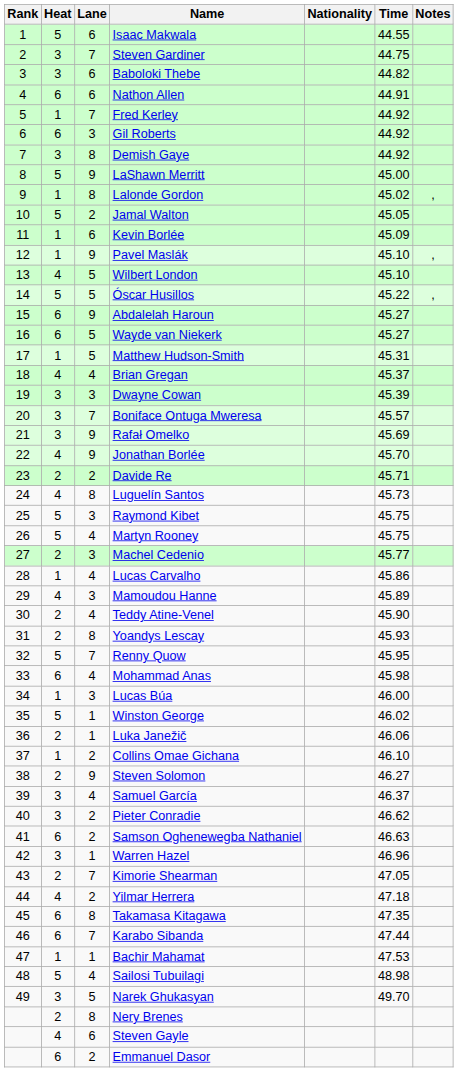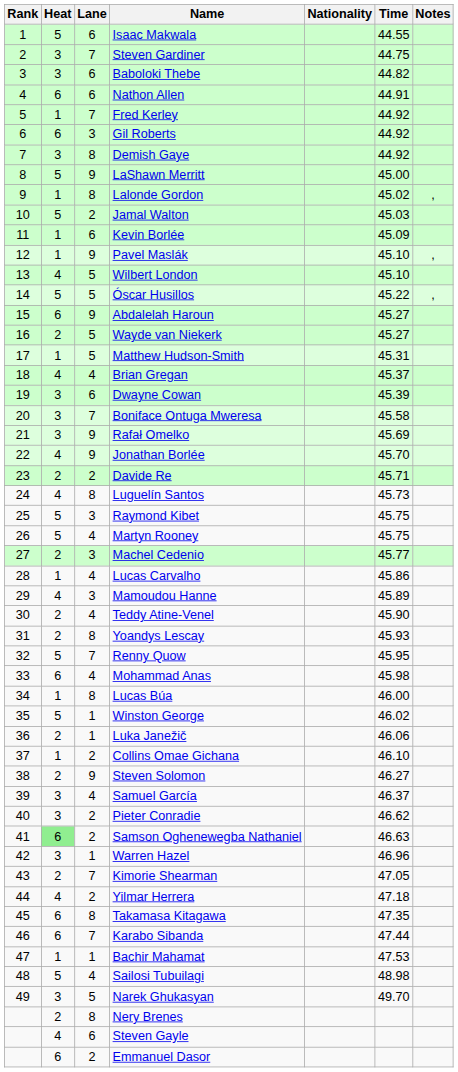(394, 214) 45.05 -> (394, 214) 45.03
(58, 335) 6 -> (58, 335) 2
(92, 395) 3 -> (92, 395) 6
(394, 415) 45.57 -> (394, 415) 45.58
(92, 696) 3 -> (92, 696) 8
(58, 836) no background -> (58, 836) lightgreen background
